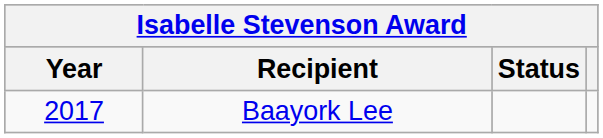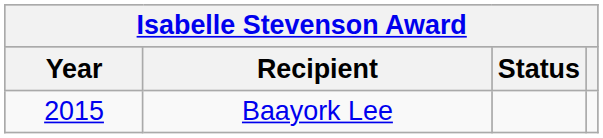(74, 111) 2017 -> (74, 111) 2015
